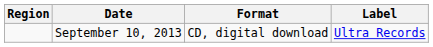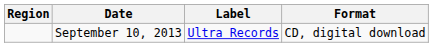columns swapped: (380, 14) <-> (258, 14)
